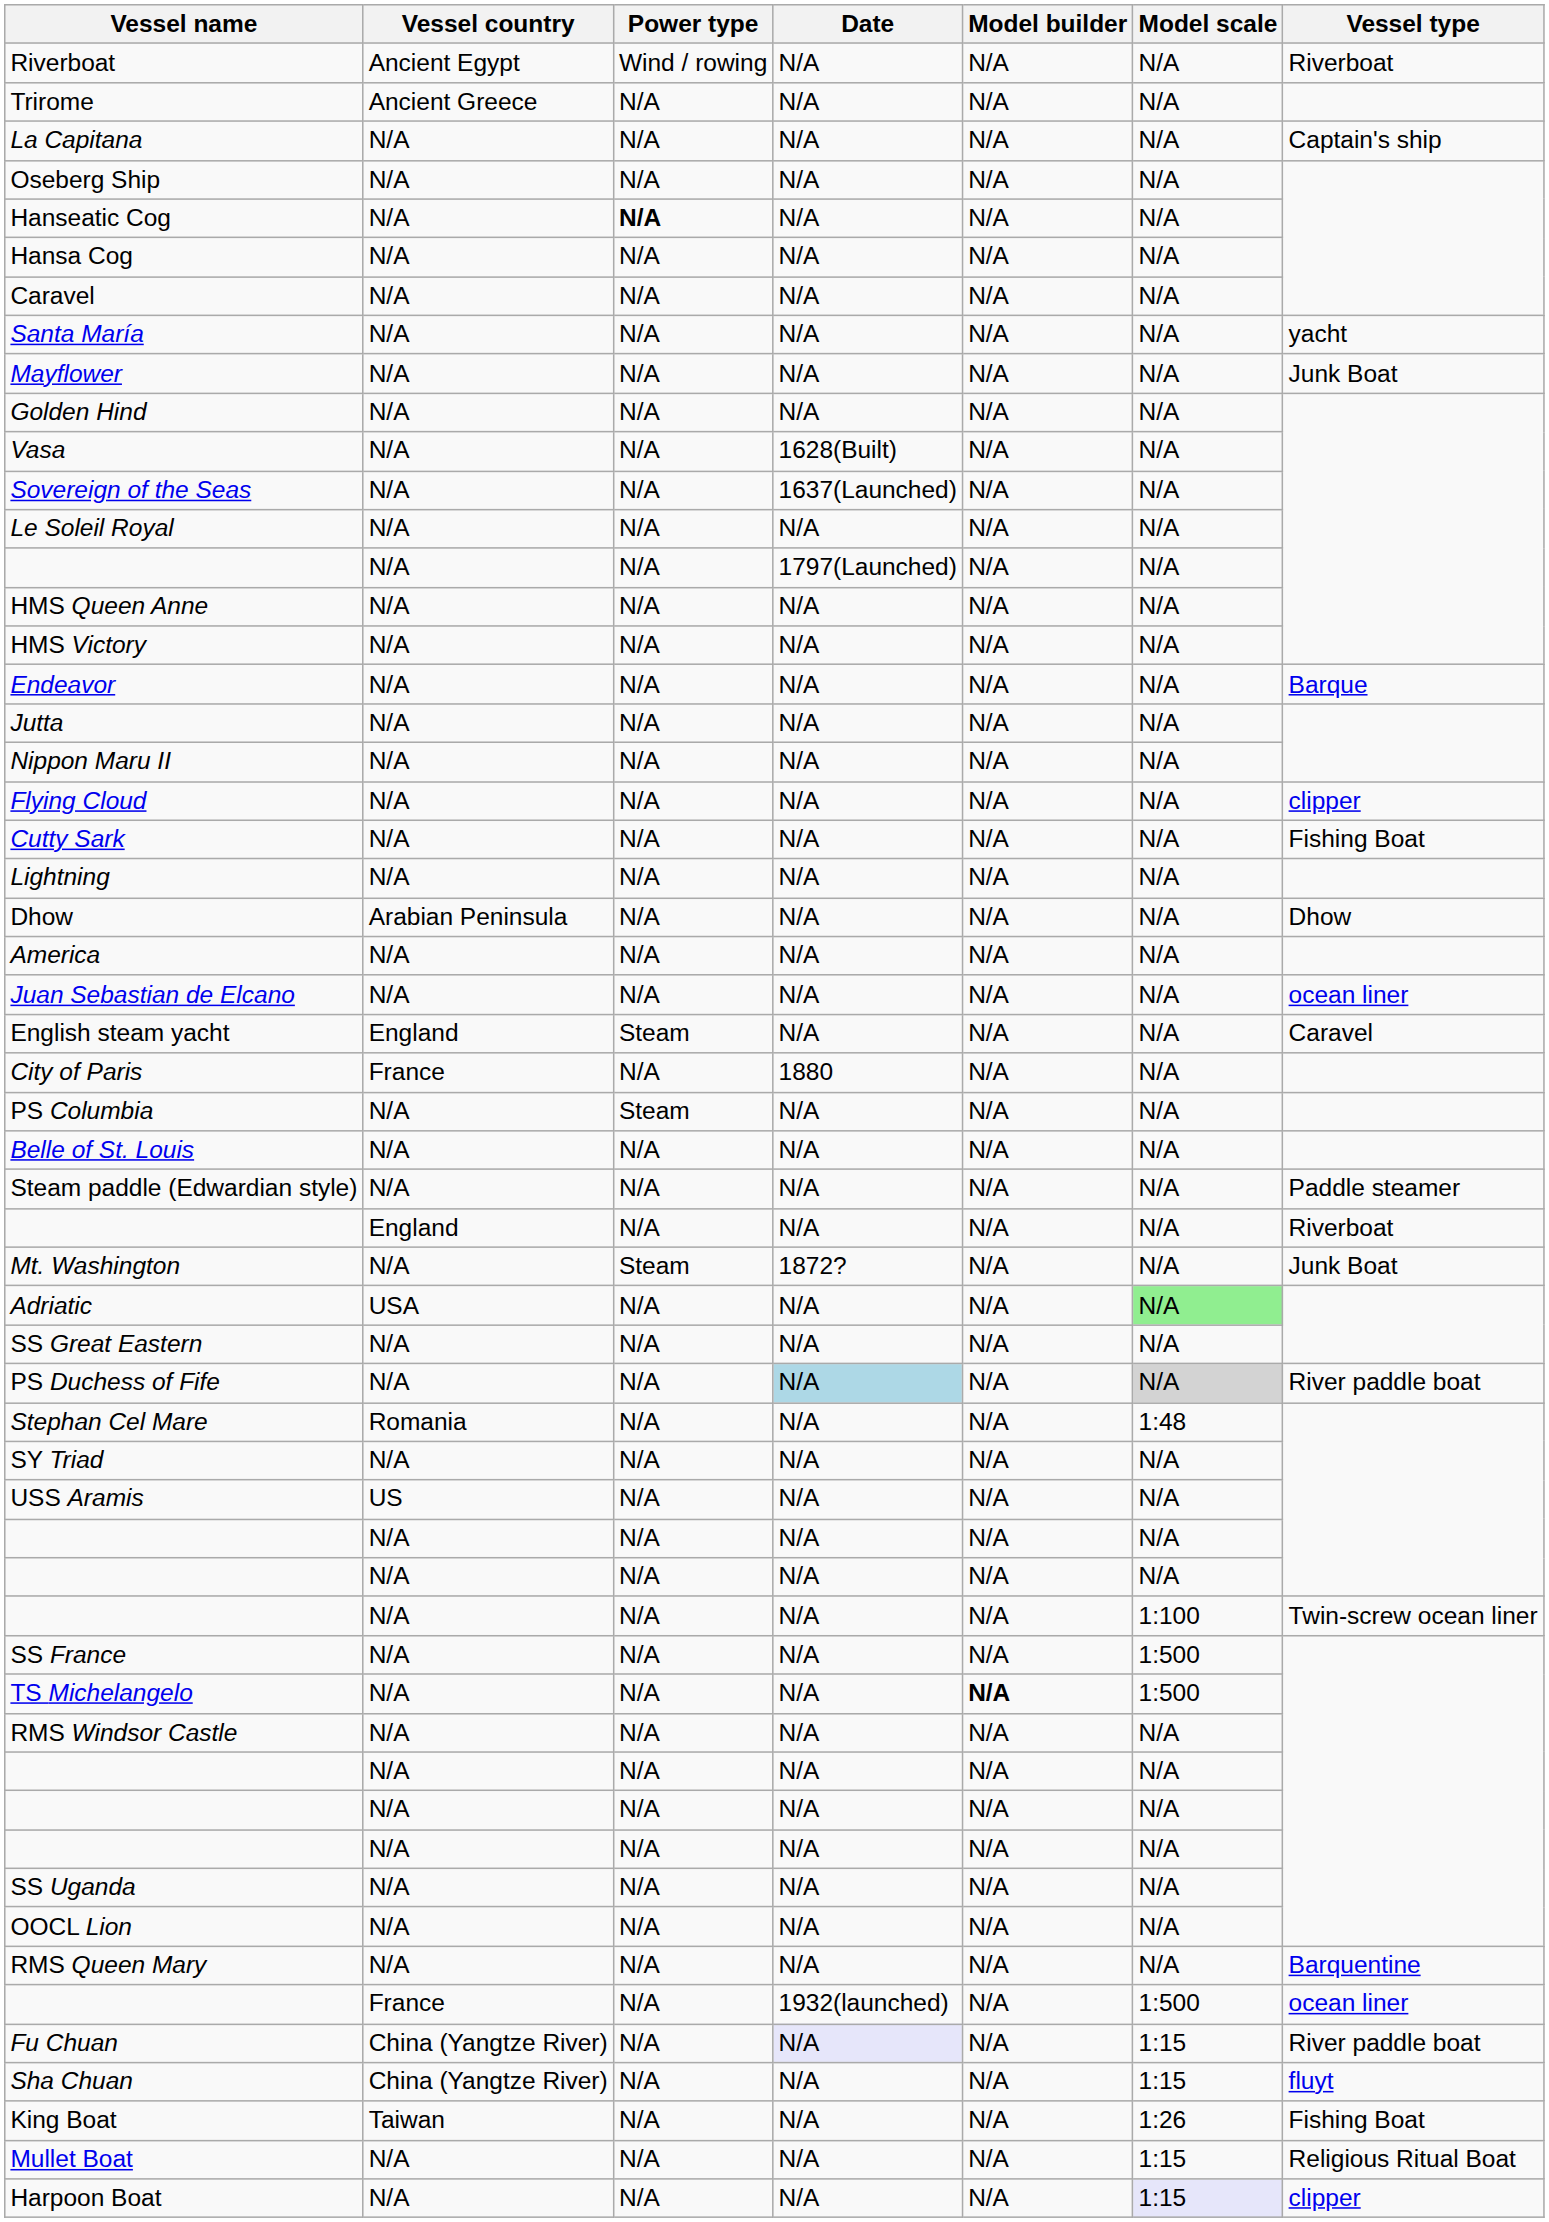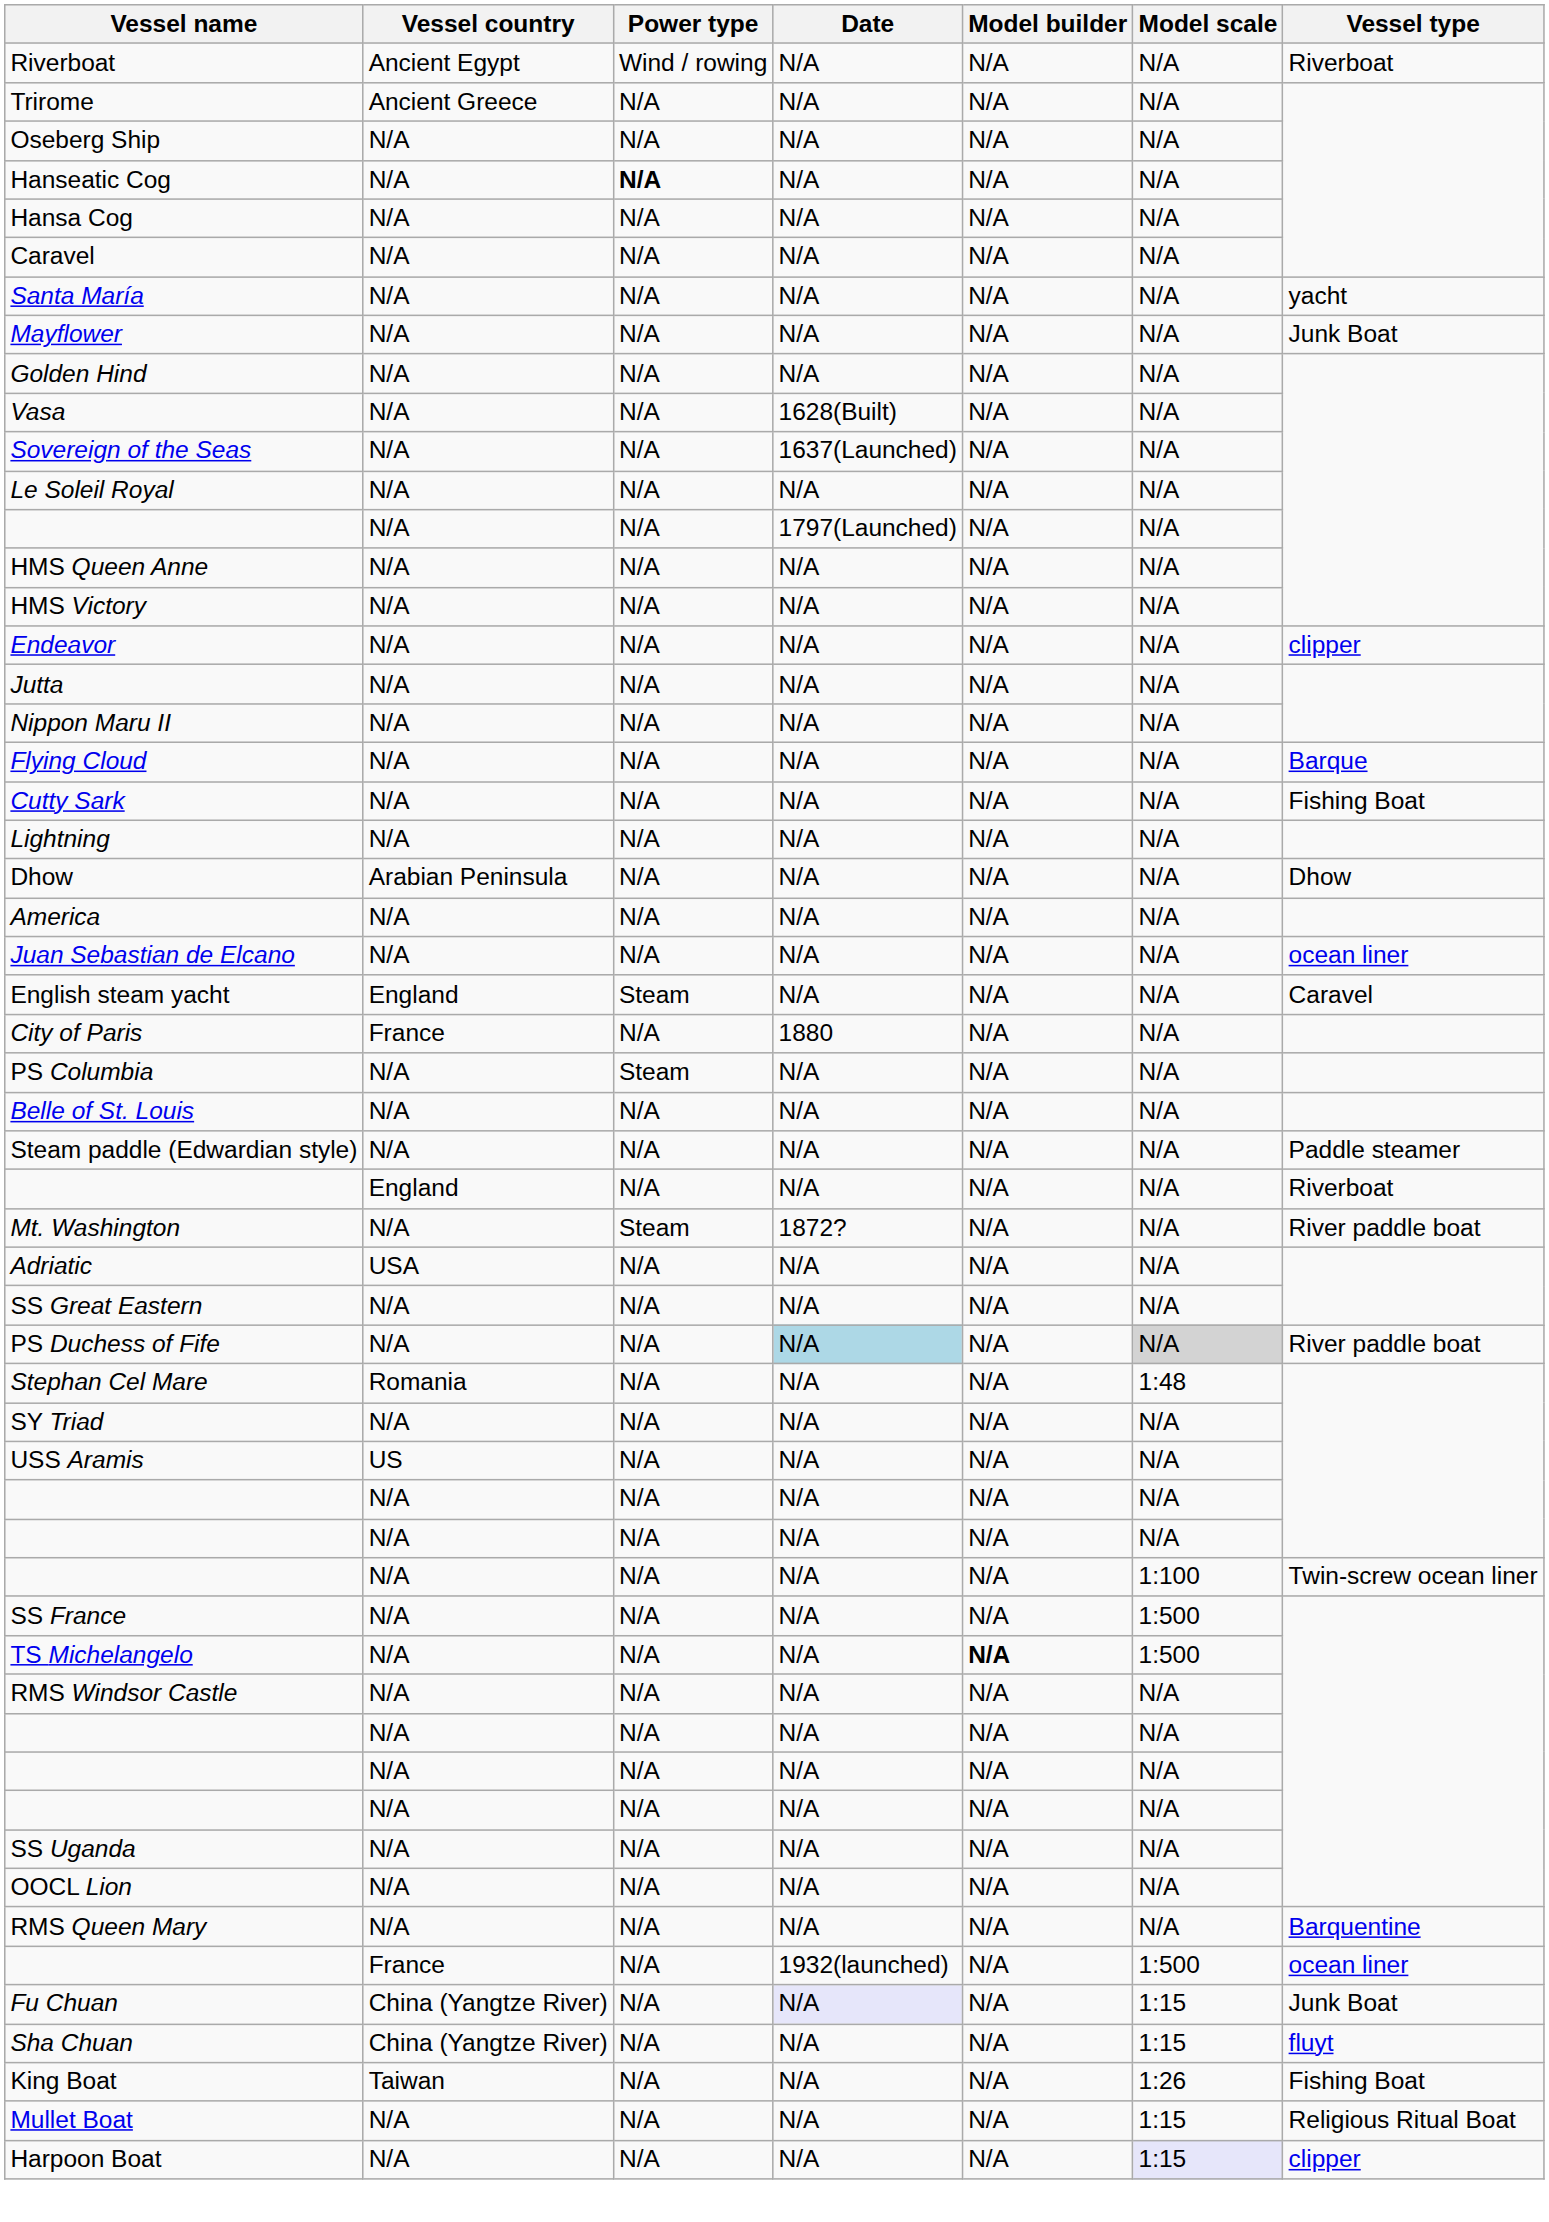- row: (76, 140)
(1328, 683) Barque -> (1325, 645) clipper
(1325, 800) clipper -> (1328, 761) Barque
(1343, 1266) Junk Boat -> (1385, 1227) River paddle boat
(1159, 1305) lightgreen background -> (1159, 1266) no background
(1385, 2042) River paddle boat -> (1343, 2003) Junk Boat
